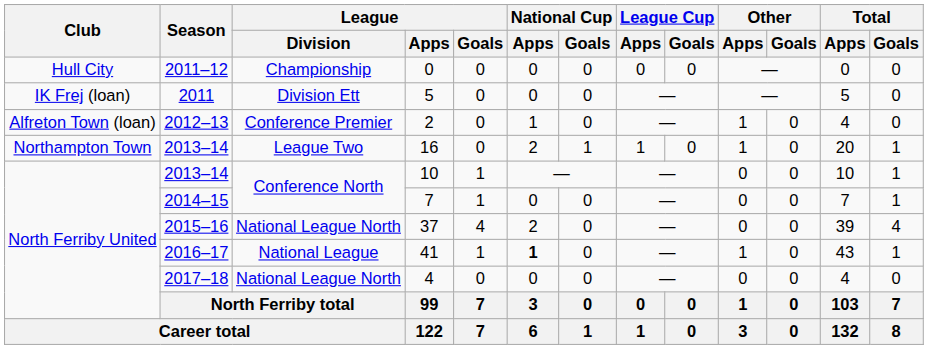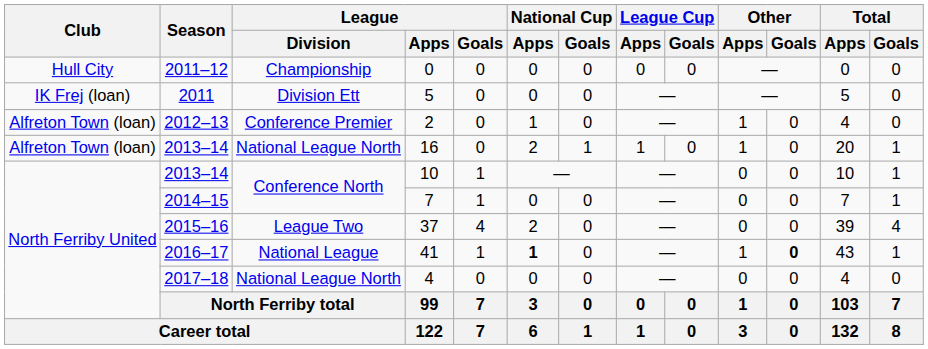(82, 148) Northampton Town -> (82, 148) Alfreton Town (loan)
(318, 148) League Two -> (318, 148) National League North
(318, 226) National League North -> (318, 226) League Two
(794, 252) normal -> (794, 252) bold
